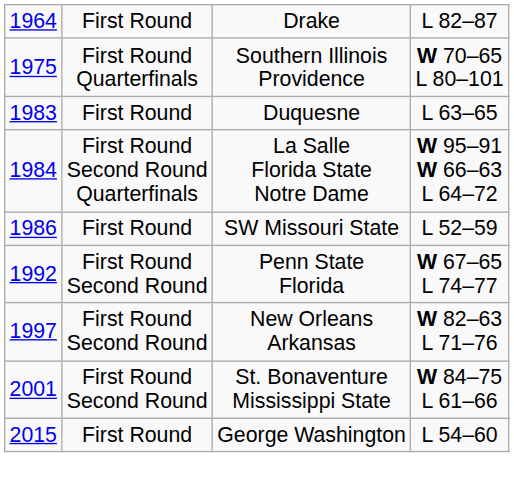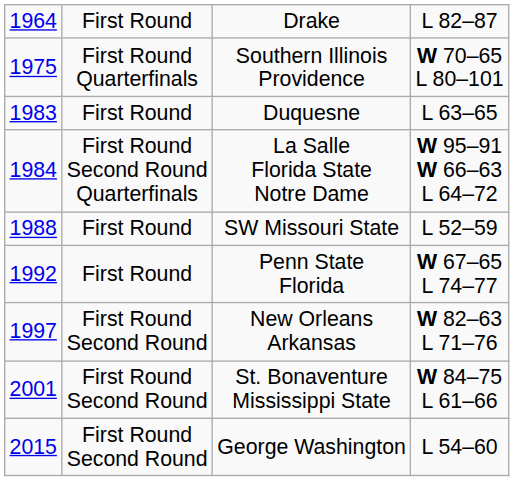(33, 228) 1986 -> (33, 228) 1988
(137, 273) First Round Second Round -> (137, 273) First Round
(137, 435) First Round -> (137, 446) First Round Second Round
